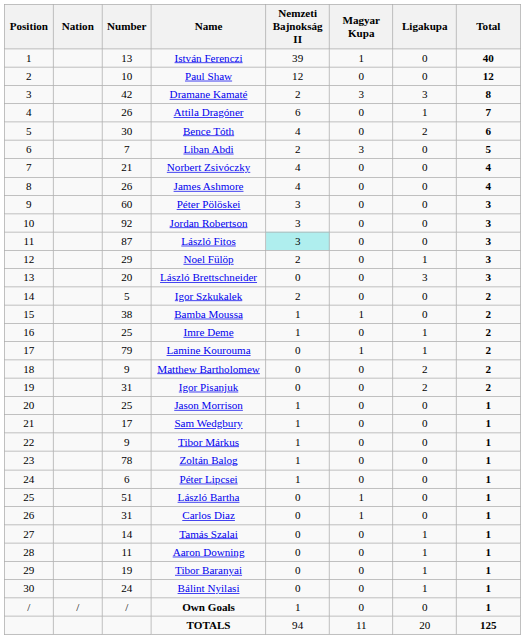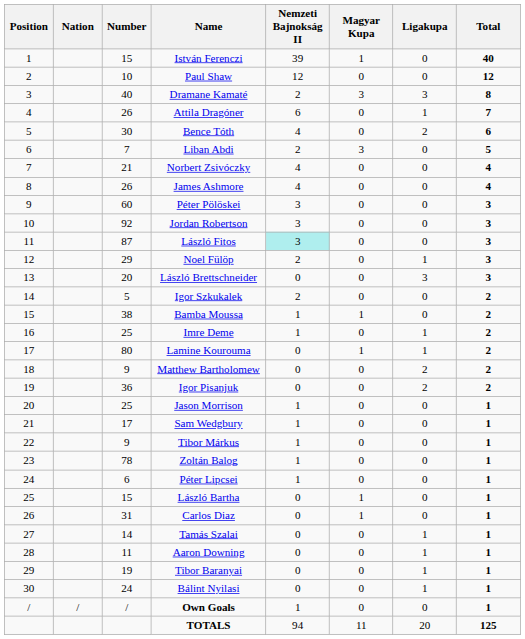(127, 58) 13 -> (127, 58) 15
(127, 95) 42 -> (127, 95) 40
(127, 351) 79 -> (127, 351) 80
(127, 387) 31 -> (127, 387) 36
(127, 497) 51 -> (127, 497) 15
